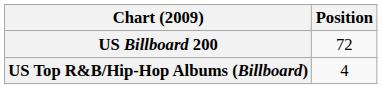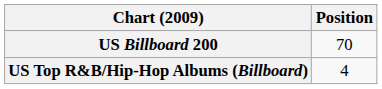(344, 44) 72 -> (344, 44) 70
